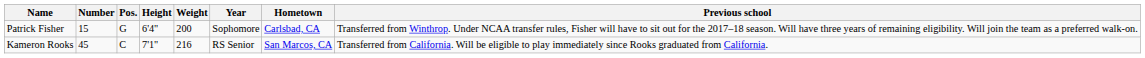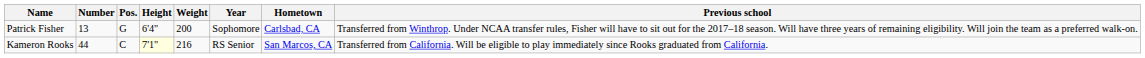(83, 28) 15 -> (83, 28) 13
(83, 45) 45 -> (83, 45) 44
(150, 45) no background -> (150, 45) lightyellow background
